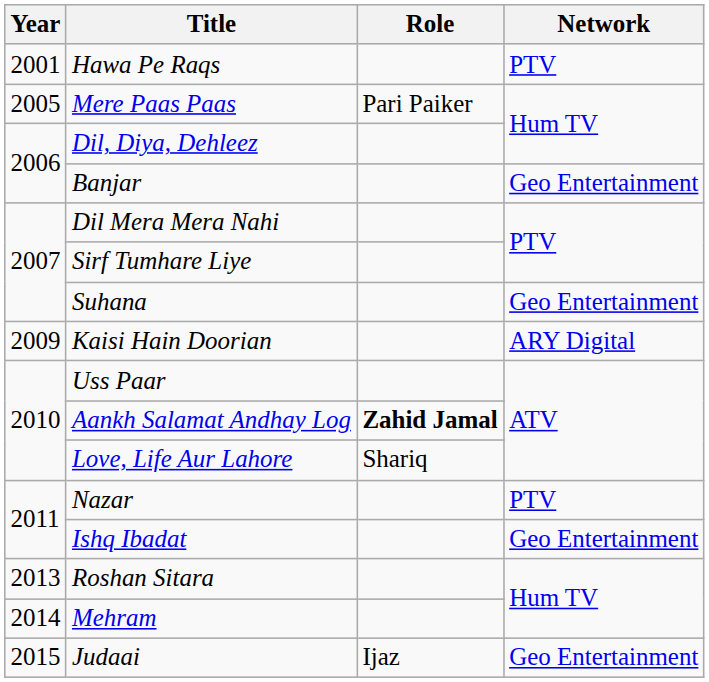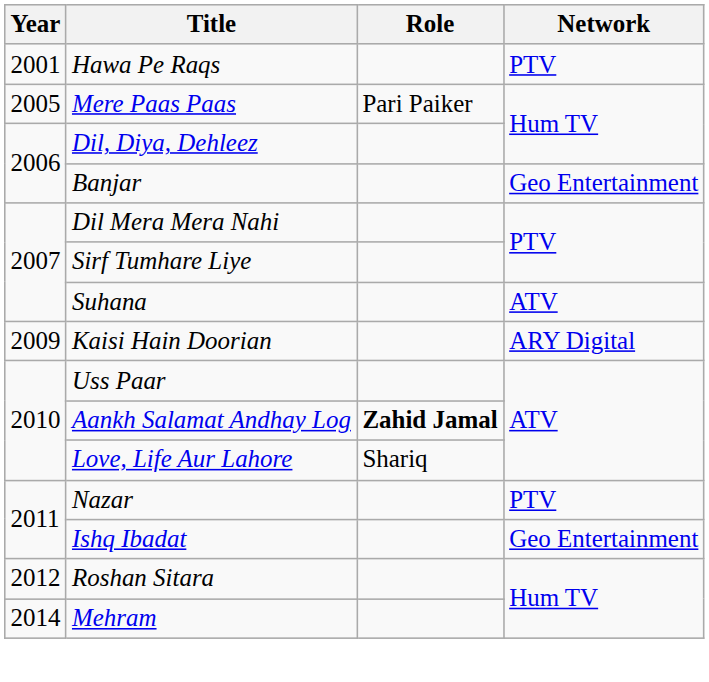(604, 301) Geo Entertainment -> (533, 301) ATV
(35, 578) 2013 -> (35, 578) 2012
- row: (106, 657)
